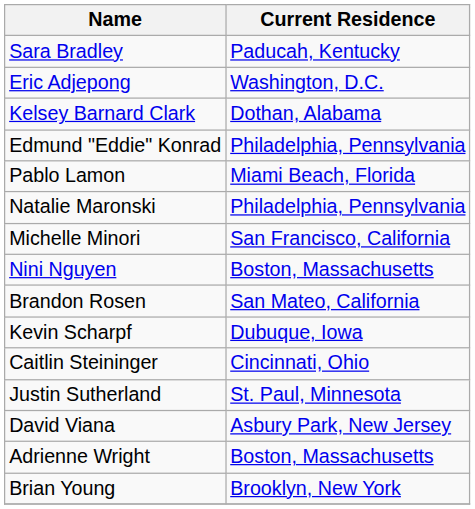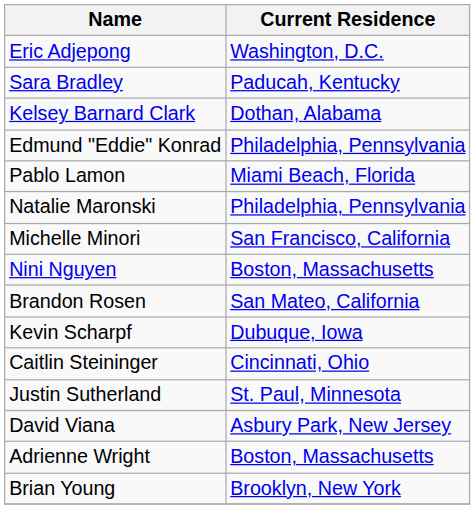rows swapped: (70, 82) <-> (66, 51)
